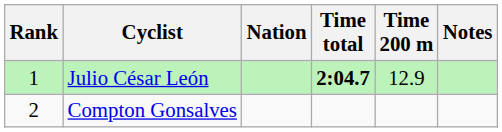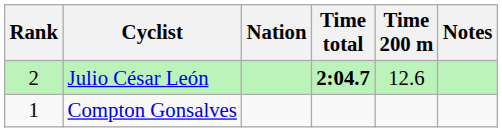(34, 77) 1 -> (34, 77) 2
(406, 77) 12.9 -> (406, 77) 12.6
(34, 110) 2 -> (34, 110) 1
